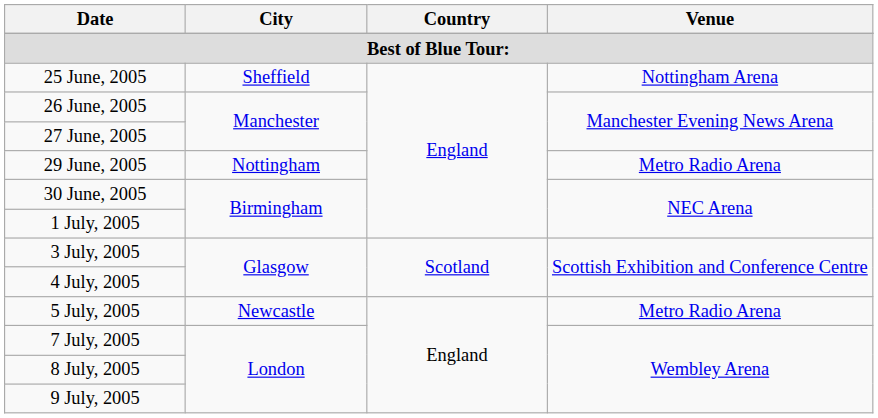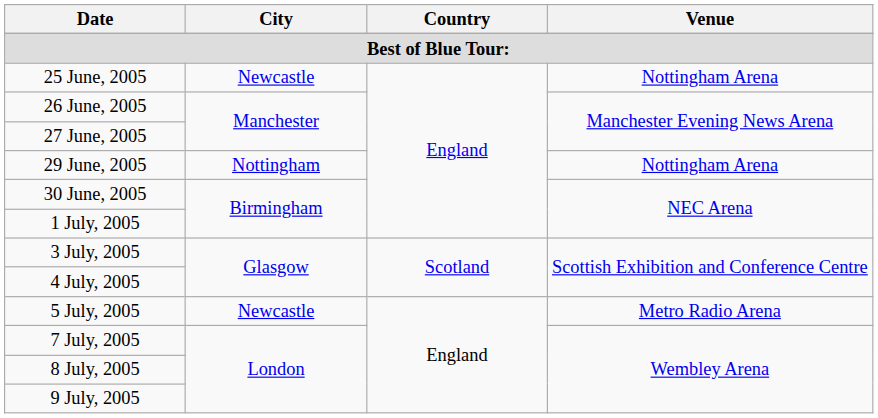(276, 77) Sheffield -> (276, 77) Newcastle
(710, 164) Metro Radio Arena -> (710, 164) Nottingham Arena
